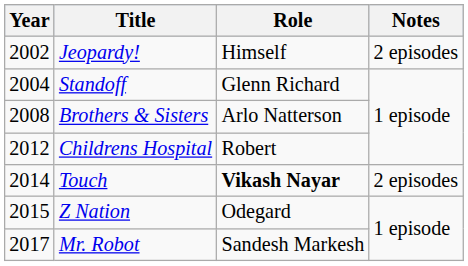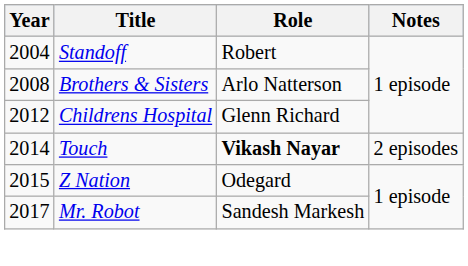- row: (99, 52)
(281, 84) Glenn Richard -> (249, 52) Robert
(249, 148) Robert -> (281, 116) Glenn Richard
